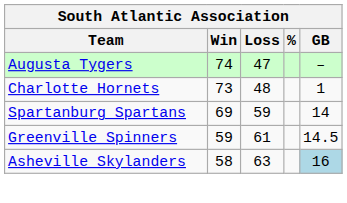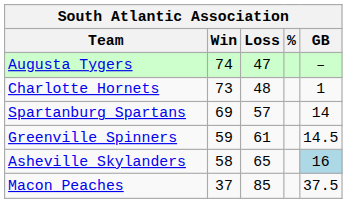(262, 113) 59 -> (262, 113) 57
(262, 162) 63 -> (262, 162) 65
+ row: (66, 186)
